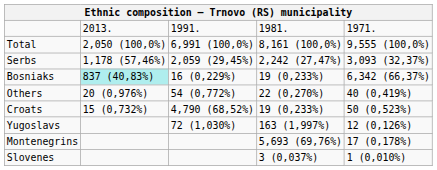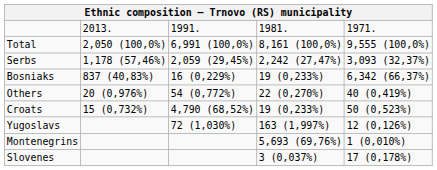(119, 77) paleturquoise background -> (119, 77) no background
(379, 141) 17 (0,178%) -> (377, 141) 1 (0,010%)
(377, 157) 1 (0,010%) -> (379, 157) 17 (0,178%)
